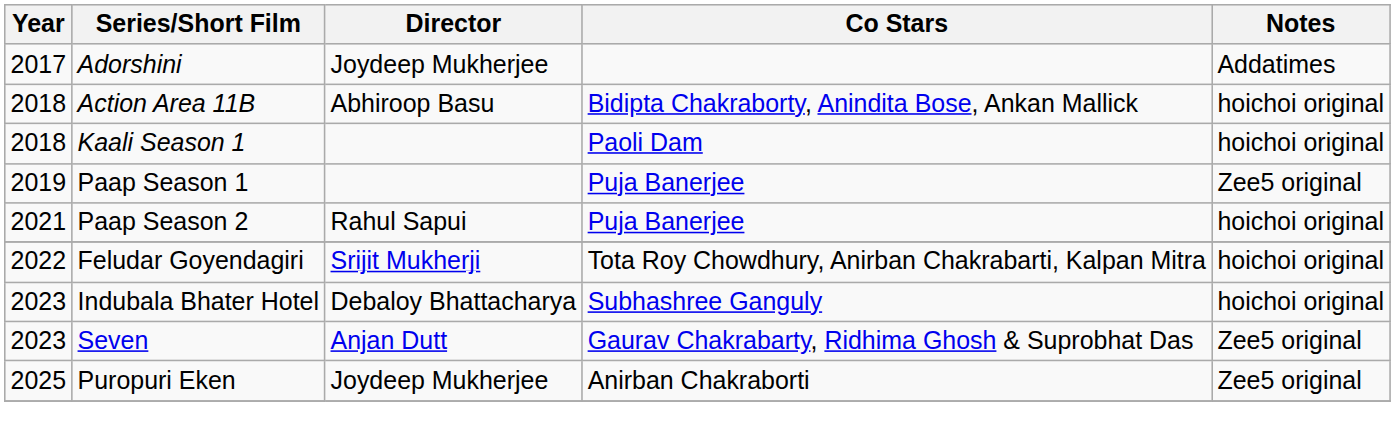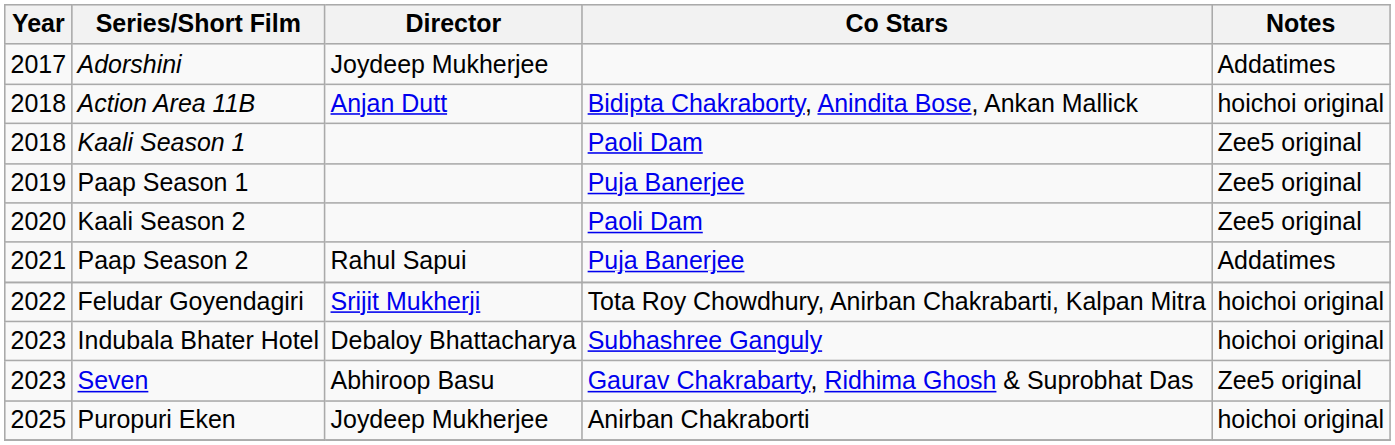(412, 103) Abhiroop Basu -> (389, 103) Anjan Dutt
(1301, 143) hoichoi original -> (1290, 143) Zee5 original
+ row: (162, 222)
(1301, 222) hoichoi original -> (1276, 261) Addatimes
(389, 340) Anjan Dutt -> (412, 380) Abhiroop Basu
(1290, 380) Zee5 original -> (1301, 420) hoichoi original
